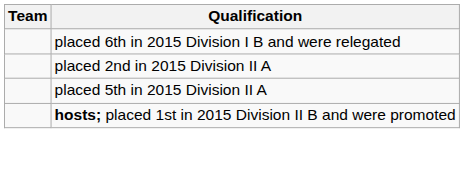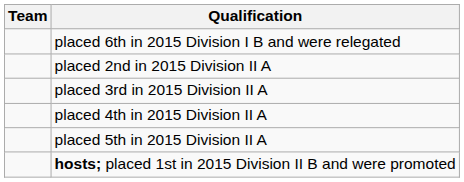+ row: (161, 90)
+ row: (161, 115)
